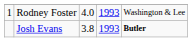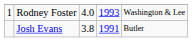(109, 28) 1993 -> (109, 28) 1991
(135, 28) bold -> (134, 28) normal
